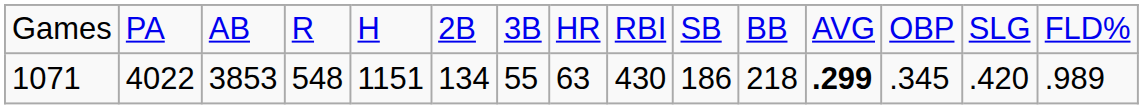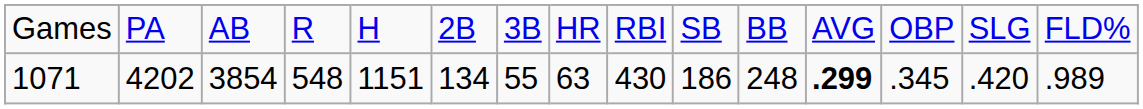(160, 77) 4022 -> (160, 77) 4202
(243, 77) 3853 -> (243, 77) 3854
(772, 77) 218 -> (772, 77) 248
